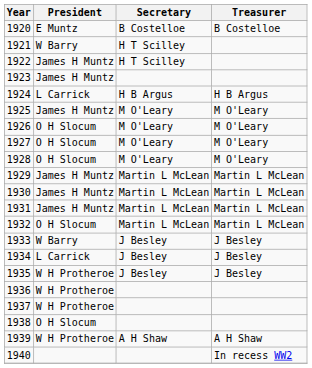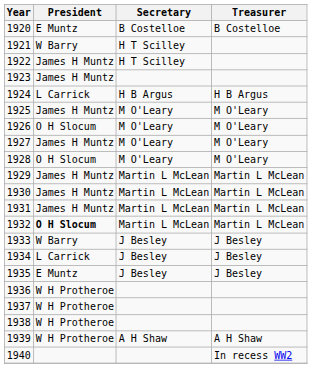(66, 143) O H Slocum -> (75, 143) James H Muntz
(66, 225) normal -> (66, 225) bold
(75, 274) W H Protheroe -> (57, 274) E Muntz
(66, 323) O H Slocum -> (75, 323) W H Protheroe
